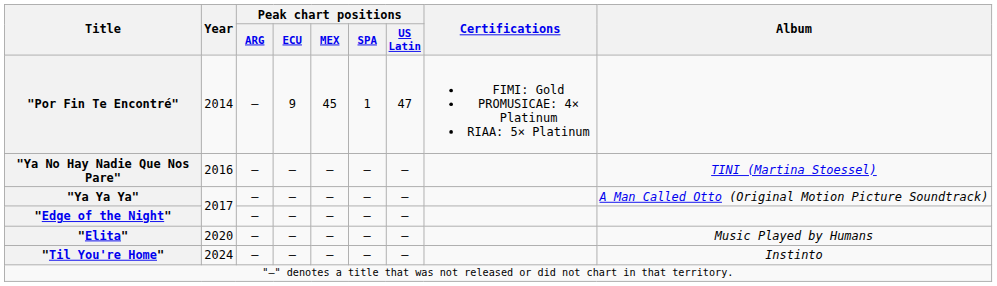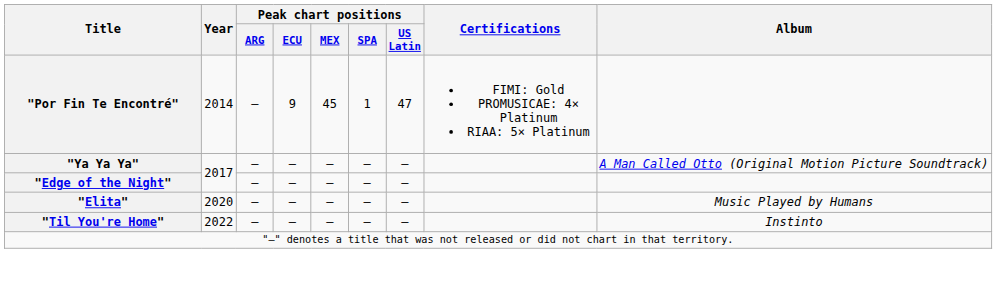- row: (103, 170)
(219, 255) 2024 -> (219, 222) 2022
